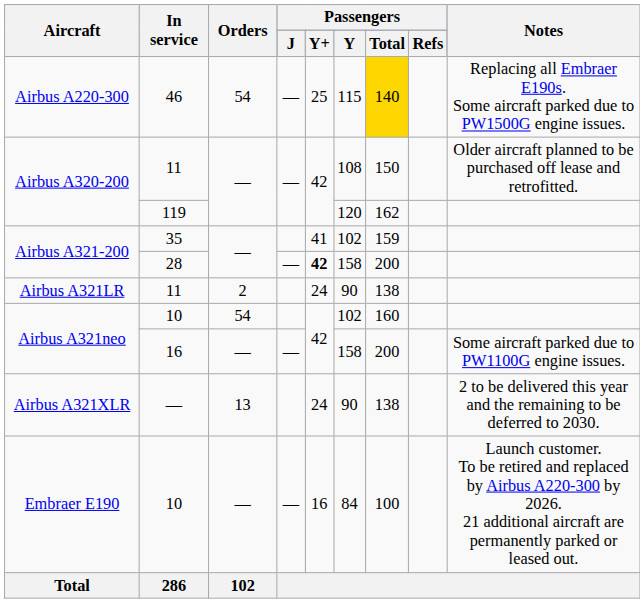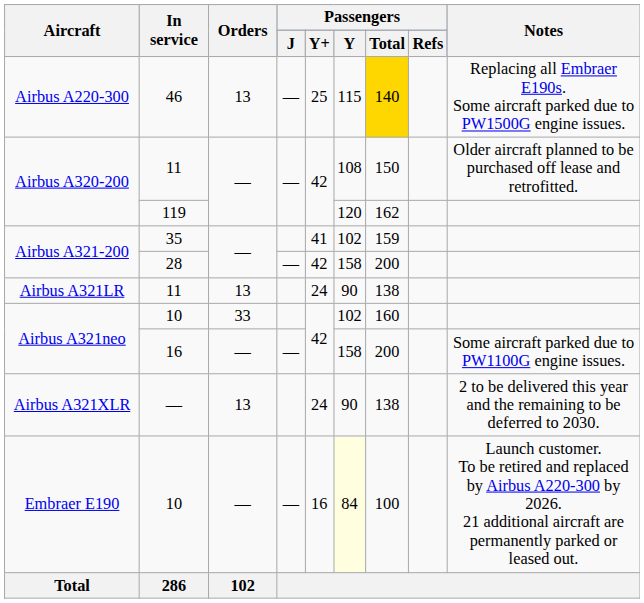(243, 96) 54 -> (243, 96) 13
(319, 264) bold -> (319, 264) normal
(243, 290) 2 -> (243, 290) 13
(243, 316) 54 -> (243, 316) 33
(350, 504) no background -> (350, 504) lightyellow background
